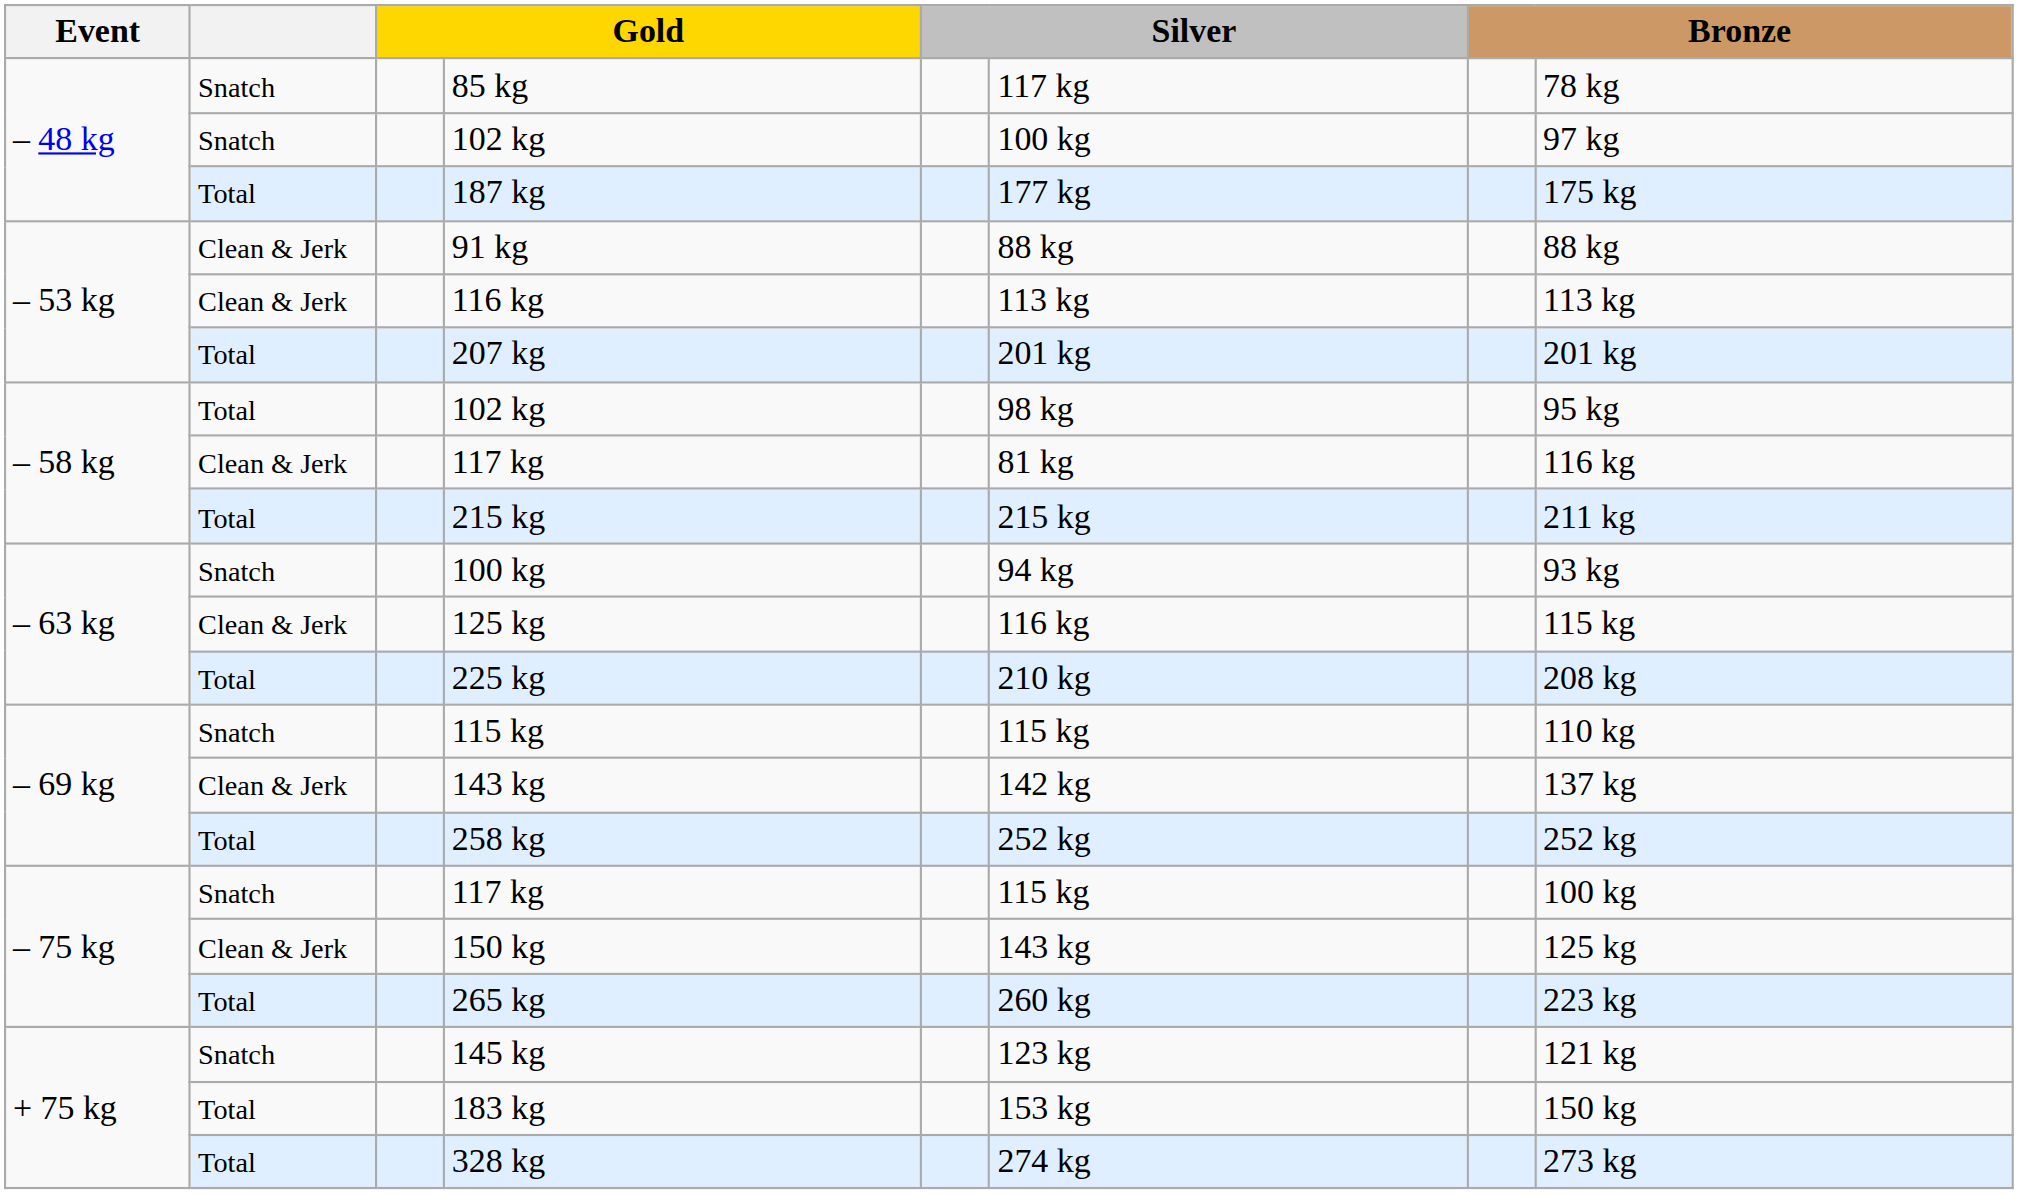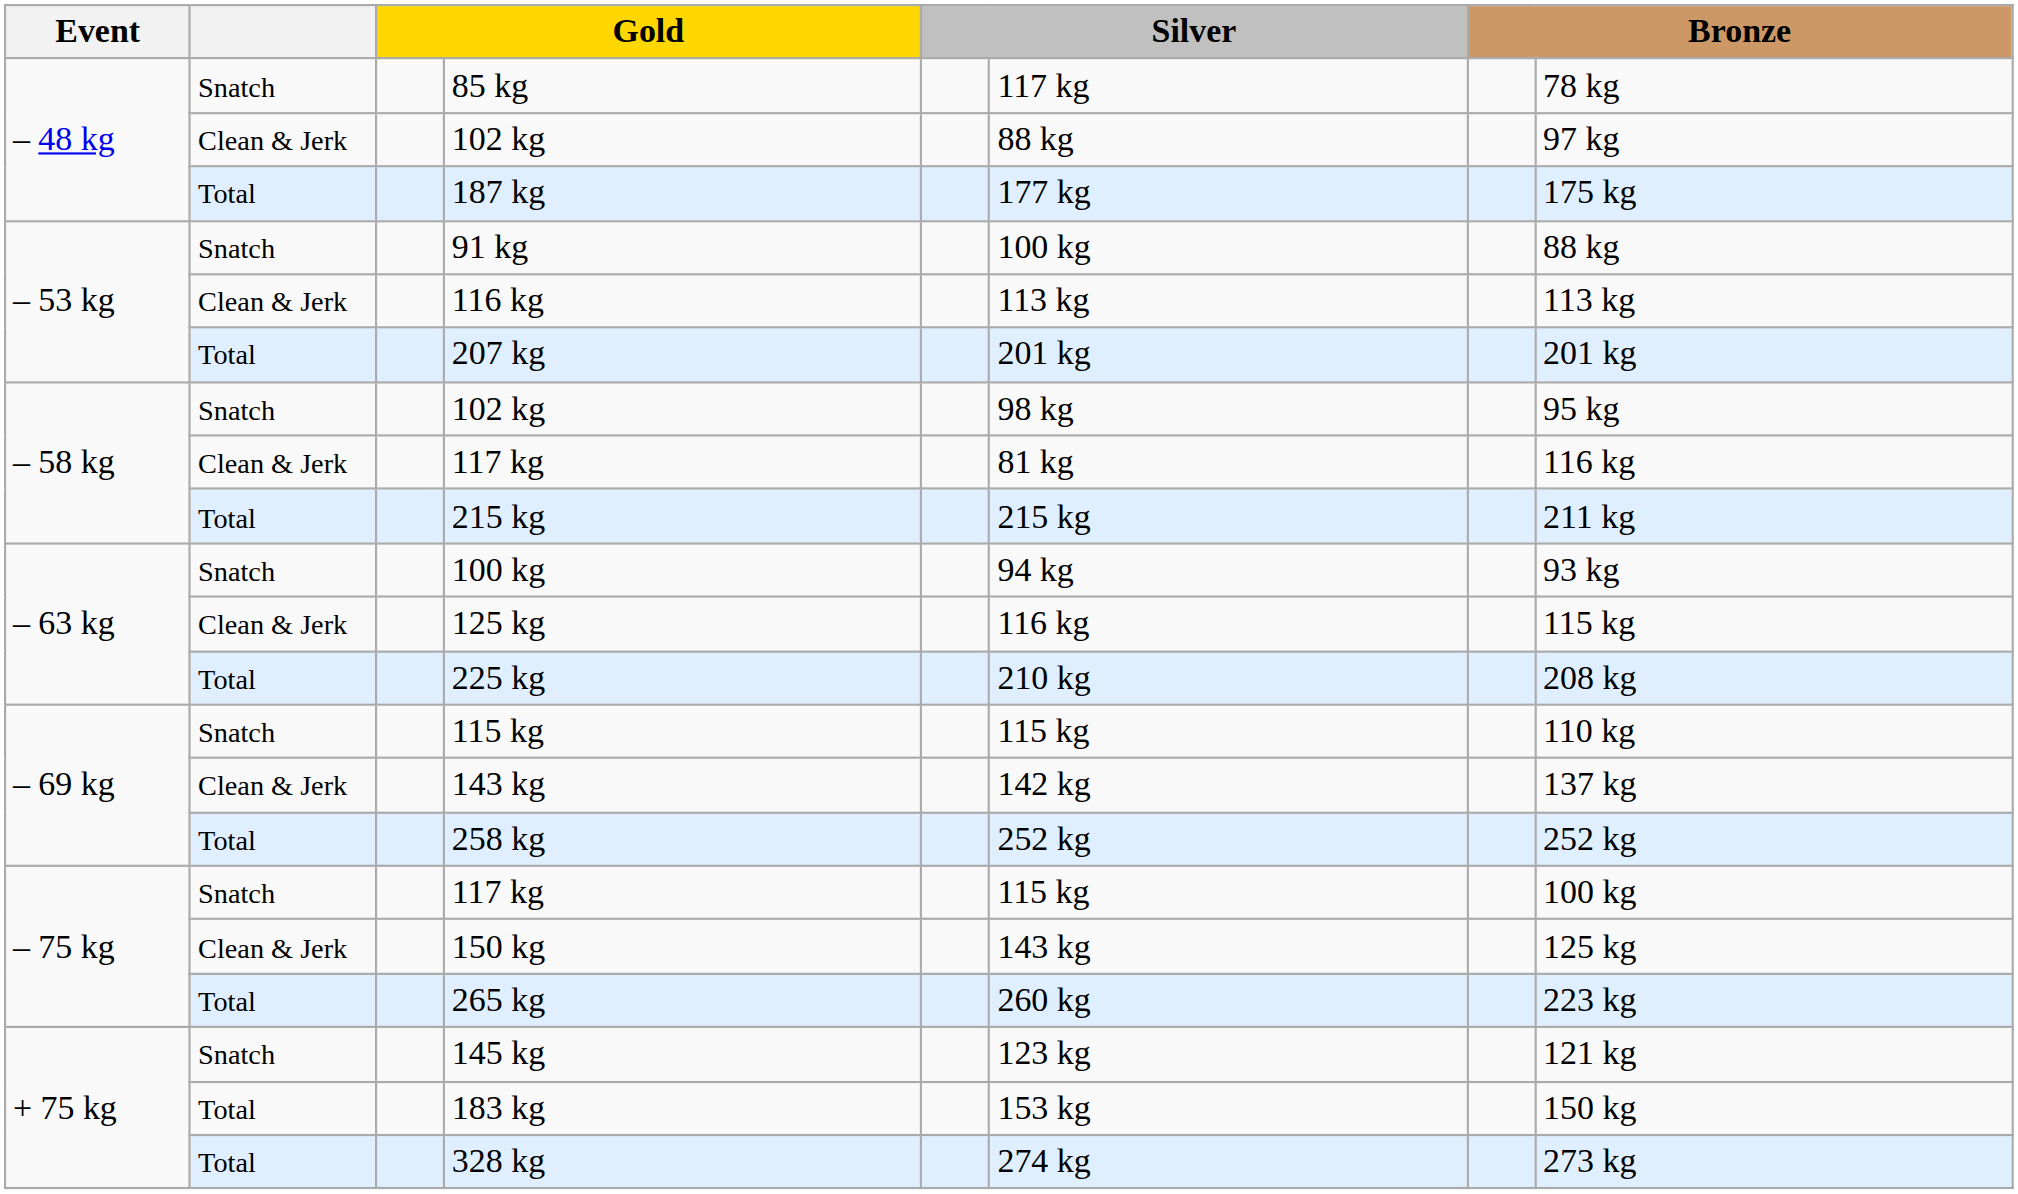(237, 141) Snatch -> (273, 141) Clean & Jerk
(1044, 138) 100 kg -> (1036, 138) 88 kg
(273, 248) Clean & Jerk -> (237, 248) Snatch
(1036, 246) 88 kg -> (1044, 246) 100 kg
(227, 410) Total -> (237, 410) Snatch
